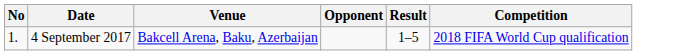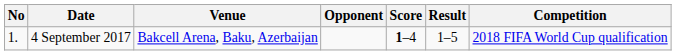+ column: (406, 15)
